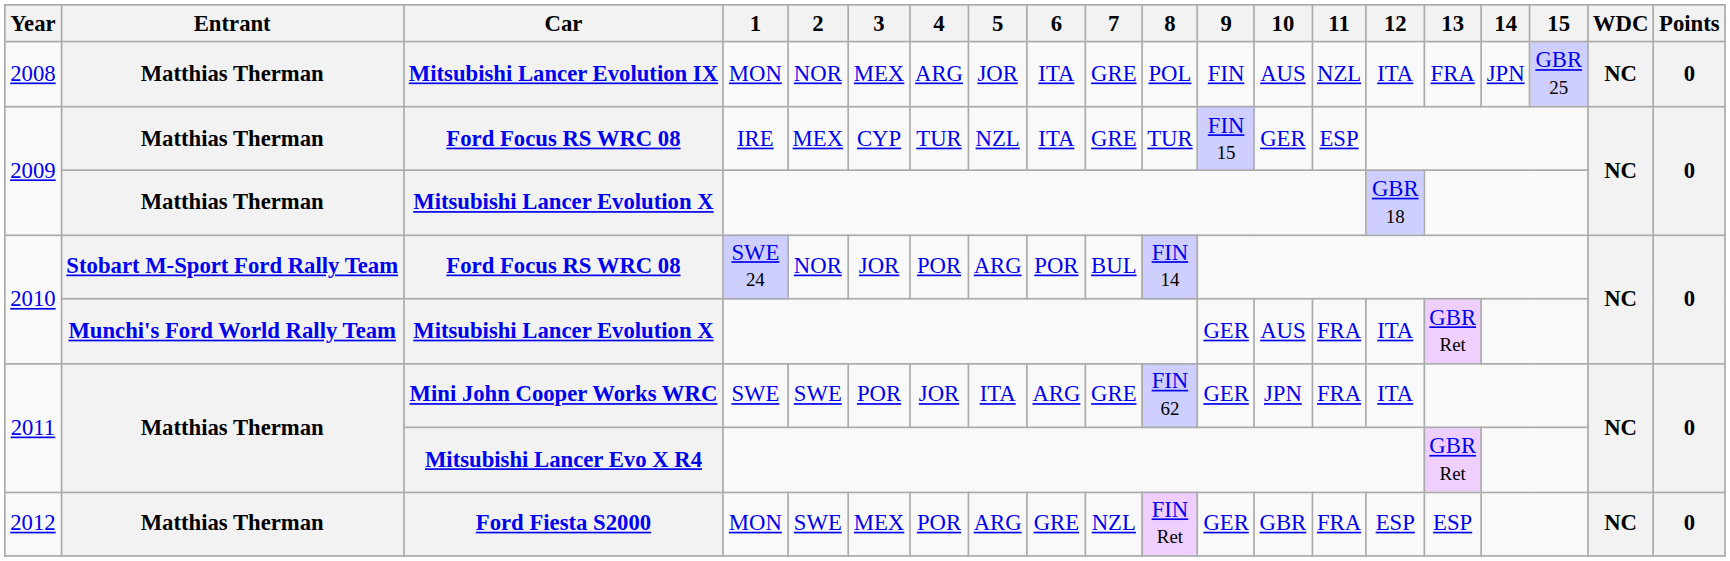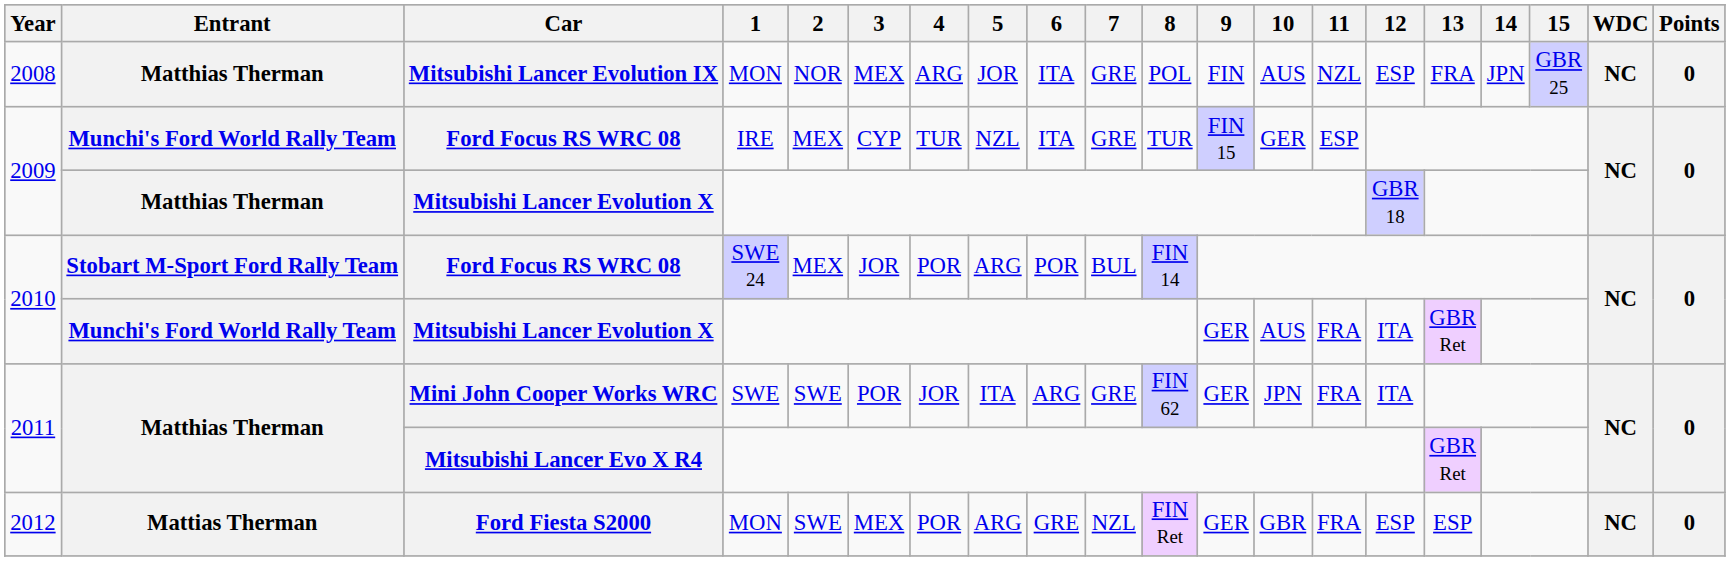(1395, 73) ITA -> (1395, 73) ESP
(232, 137) Matthias Therman -> (232, 137) Munchi's Ford World Rally Team
(818, 266) NOR -> (818, 266) MEX
(232, 522) Matthias Therman -> (232, 522) Mattias Therman
